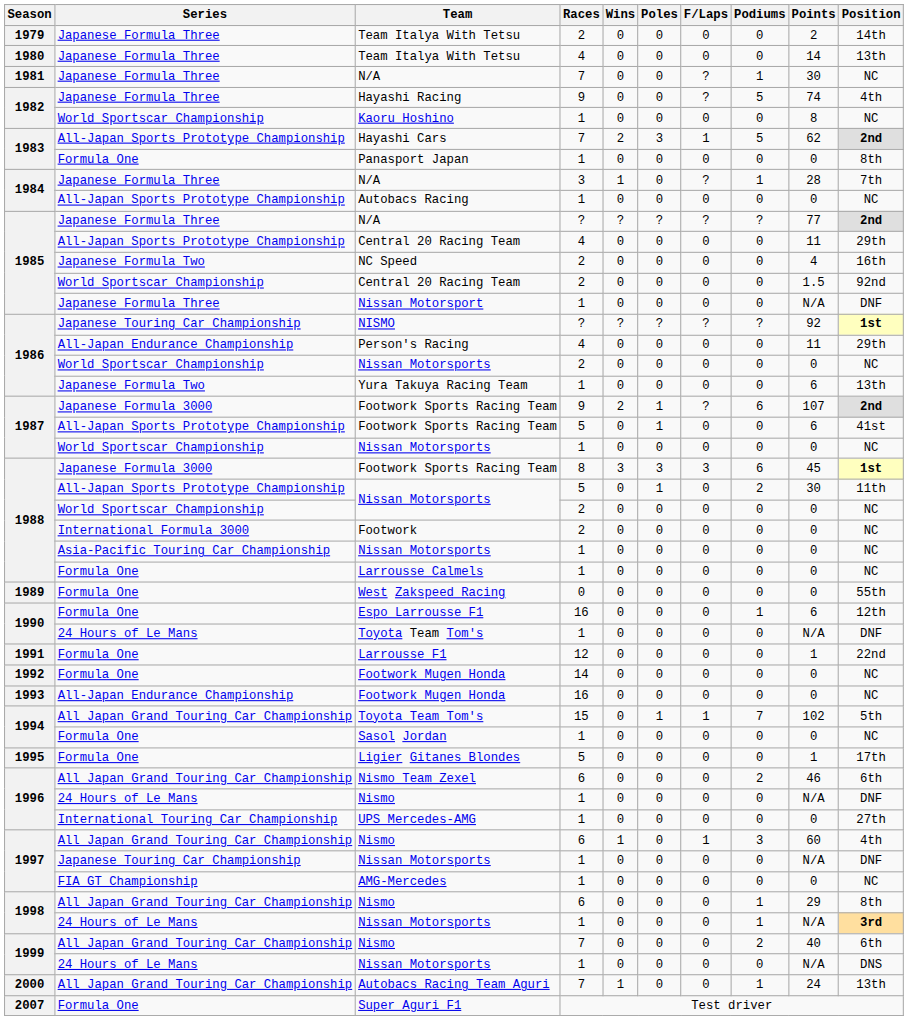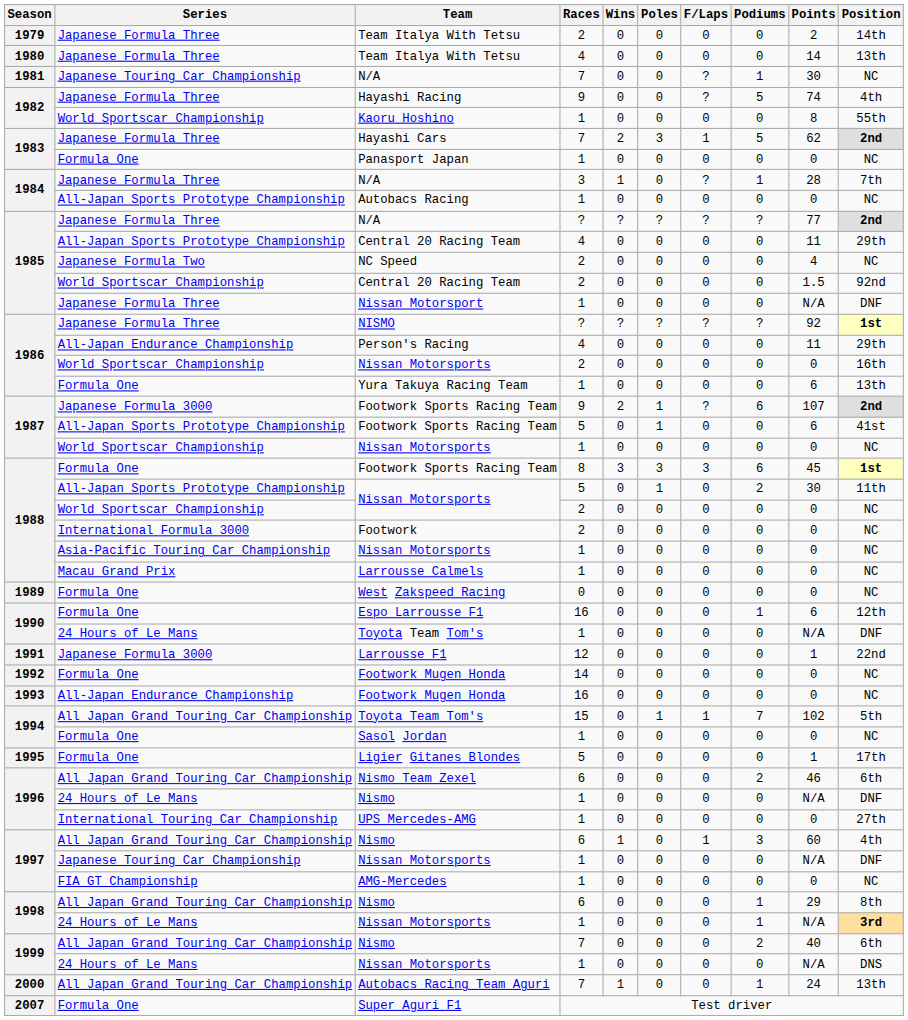(139, 76) Japanese Formula Three -> (179, 76) Japanese Touring Car Championship
(871, 118) NC -> (871, 118) 55th
(201, 138) All-Japan Sports Prototype Championship -> (139, 138) Japanese Formula Three
(871, 159) 8th -> (871, 159) NC
(871, 262) 16th -> (871, 262) NC
(179, 324) Japanese Touring Car Championship -> (139, 324) Japanese Formula Three
(871, 365) NC -> (871, 365) 16th
(131, 386) Japanese Formula Two -> (98, 386) Formula One
(135, 469) Japanese Formula 3000 -> (98, 469) Formula One
(98, 572) Formula One -> (117, 572) Macau Grand Prix
(871, 592) 55th -> (871, 592) NC
(98, 654) Formula One -> (135, 654) Japanese Formula 3000
